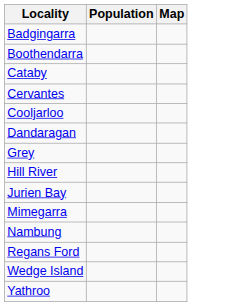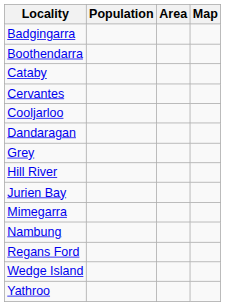+ column: (173, 14)
